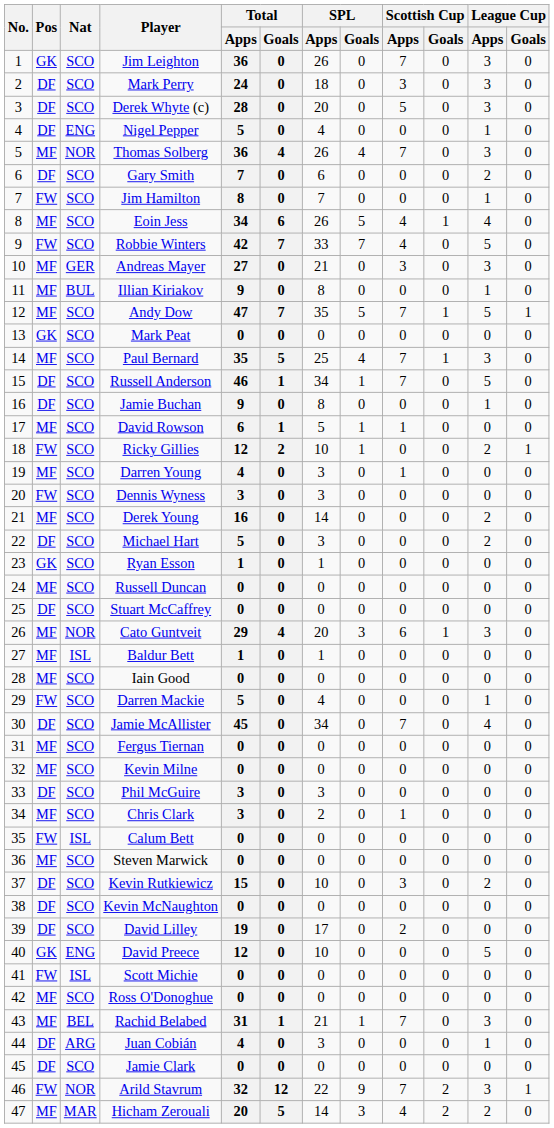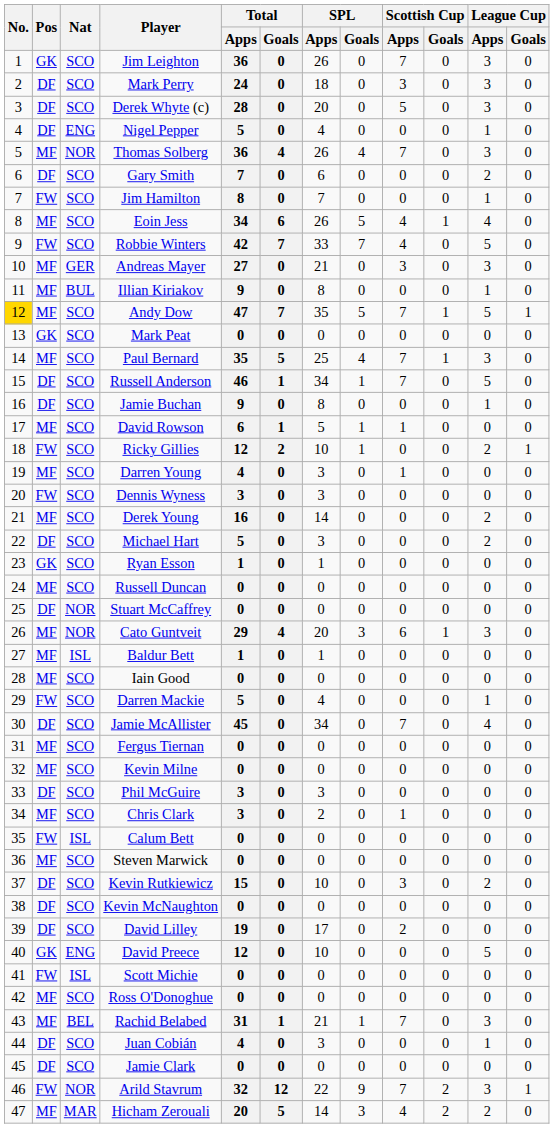(18, 312) no background -> (18, 312) gold background
(80, 609) SCO -> (80, 609) NOR
(80, 1043) ARG -> (80, 1043) SCO
